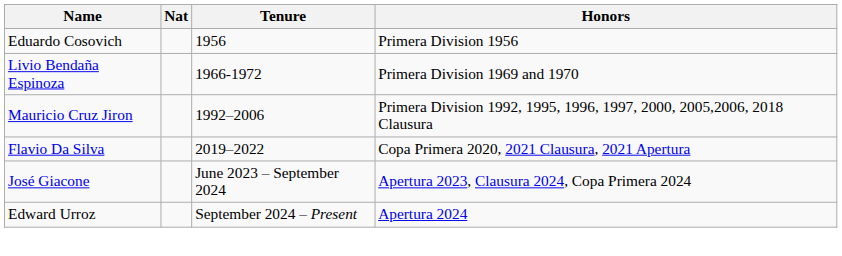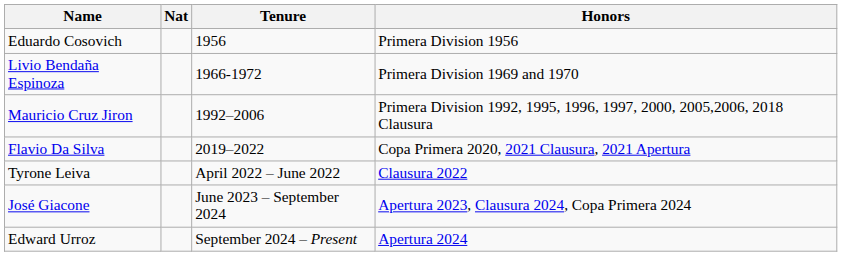+ row: (49, 173)
